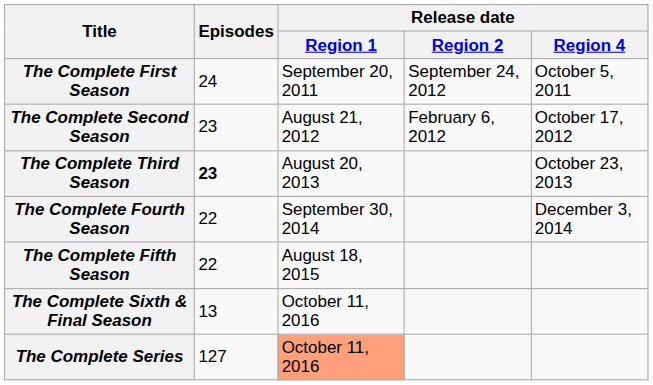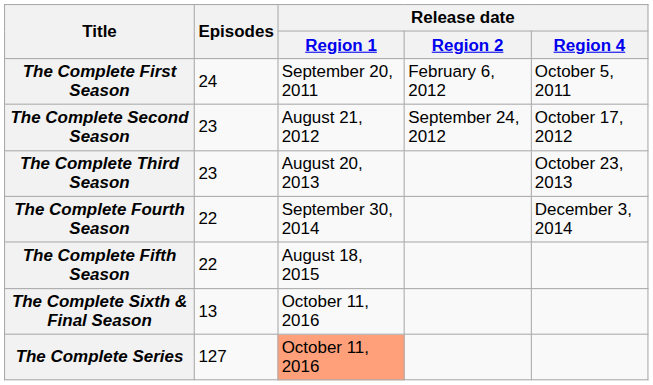(464, 81) September 24, 2012 -> (452, 81) February 6, 2012
(452, 127) February 6, 2012 -> (464, 127) September 24, 2012
(208, 173) bold -> (208, 173) normal
